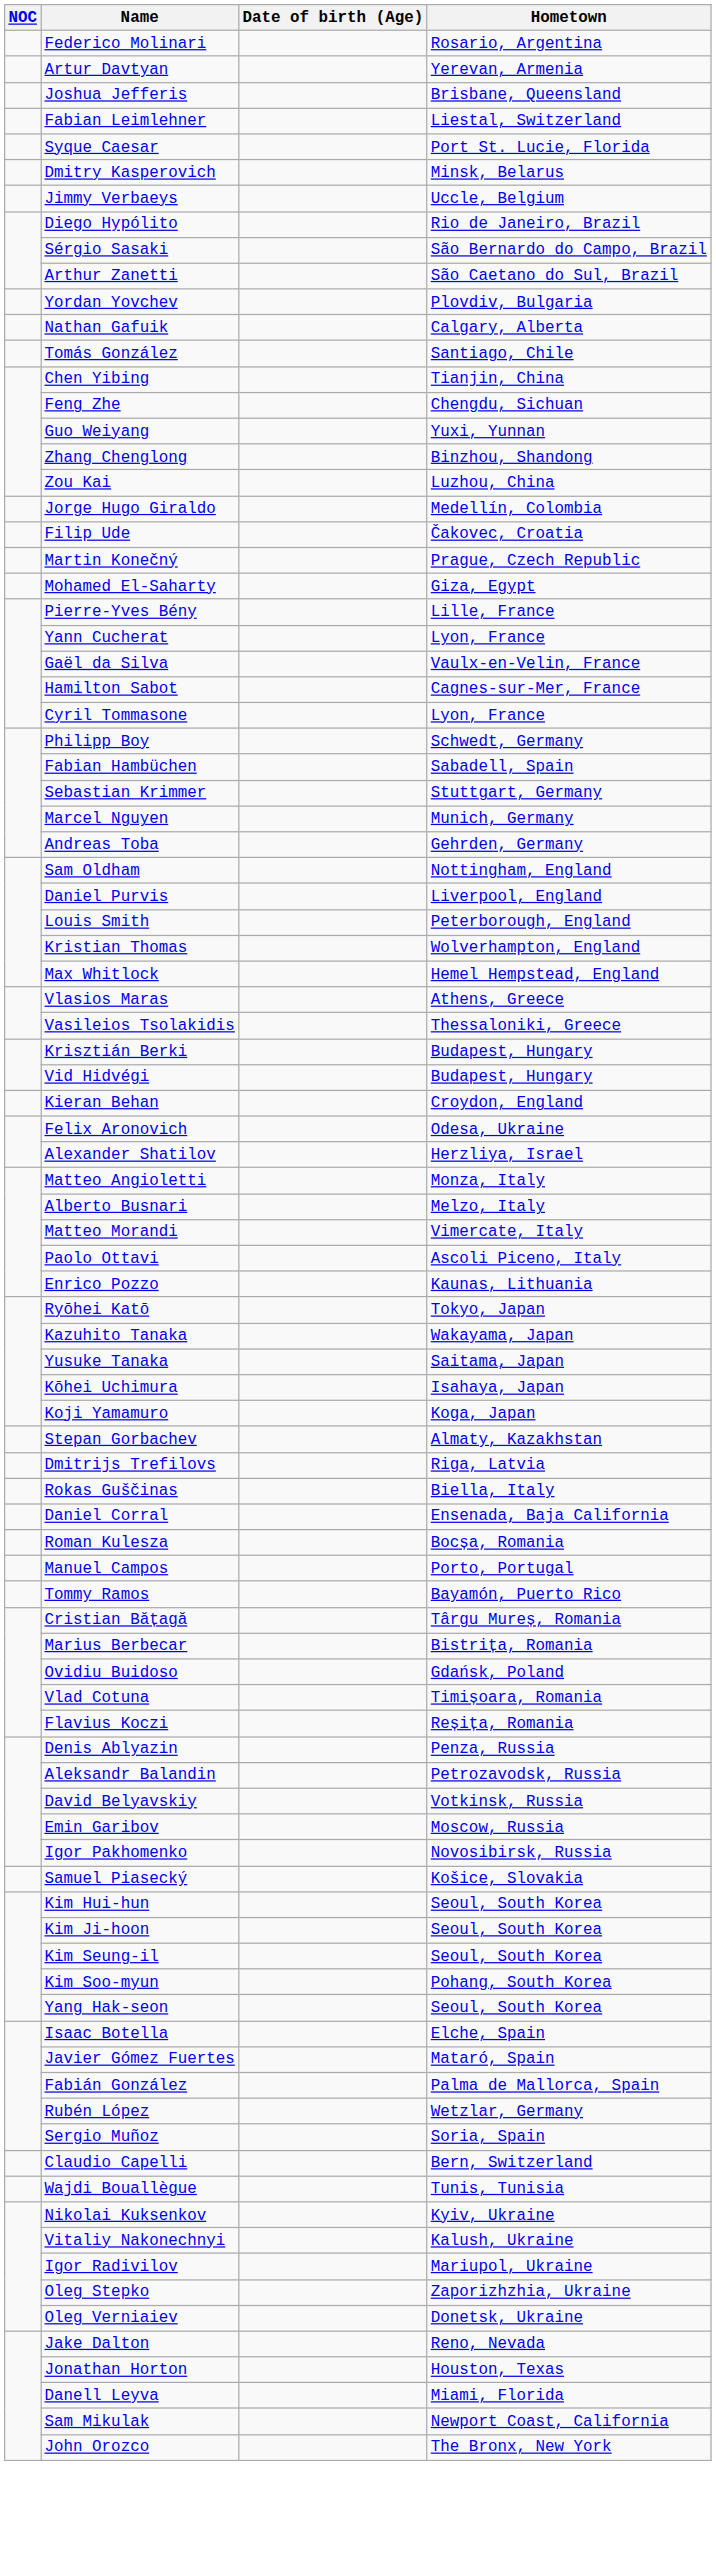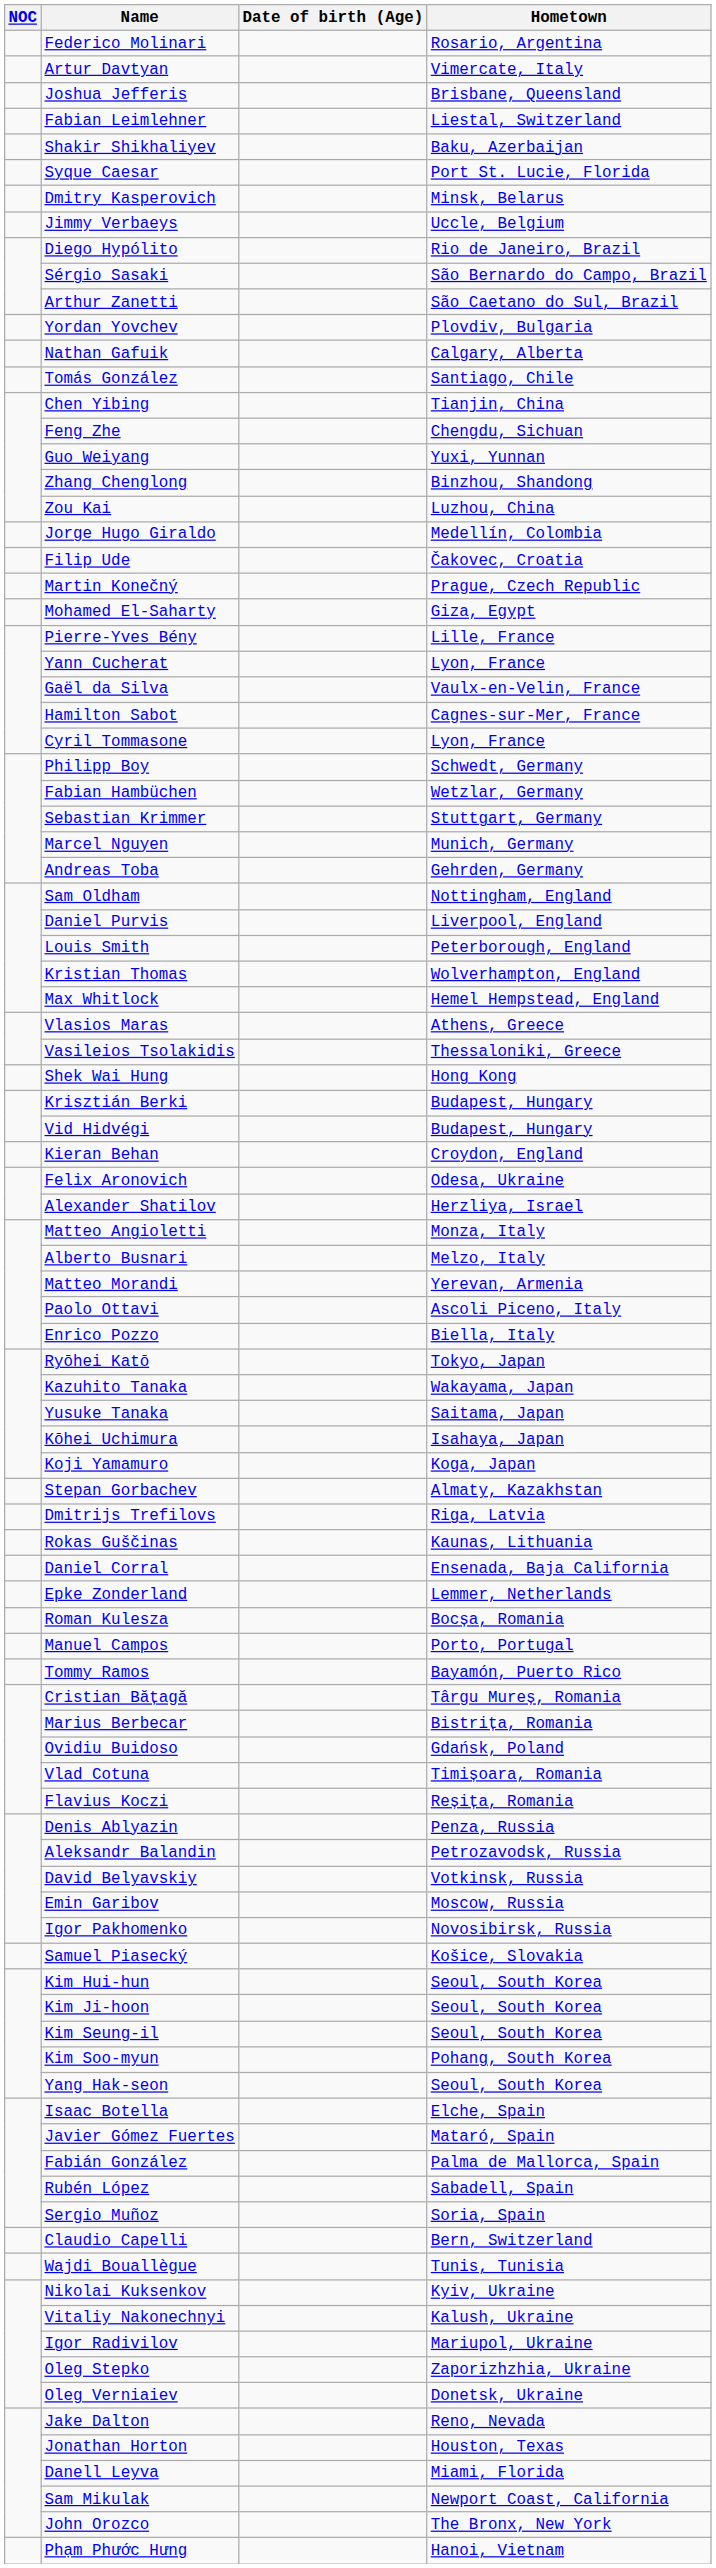(507, 69) Yerevan, Armenia -> (507, 69) Vimercate, Italy
+ row: (130, 147)
(502, 767) Sabadell, Spain -> (507, 793) Wetzlar, Germany
+ row: (106, 1077)
(507, 1232) Vimercate, Italy -> (507, 1284) Yerevan, Armenia
(512, 1284) Kaunas, Lithuania -> (493, 1336) Biella, Italy
(493, 1491) Biella, Italy -> (512, 1543) Kaunas, Lithuania
+ row: (116, 1594)
(507, 2111) Wetzlar, Germany -> (502, 2189) Sabadell, Spain
+ row: (116, 2551)
